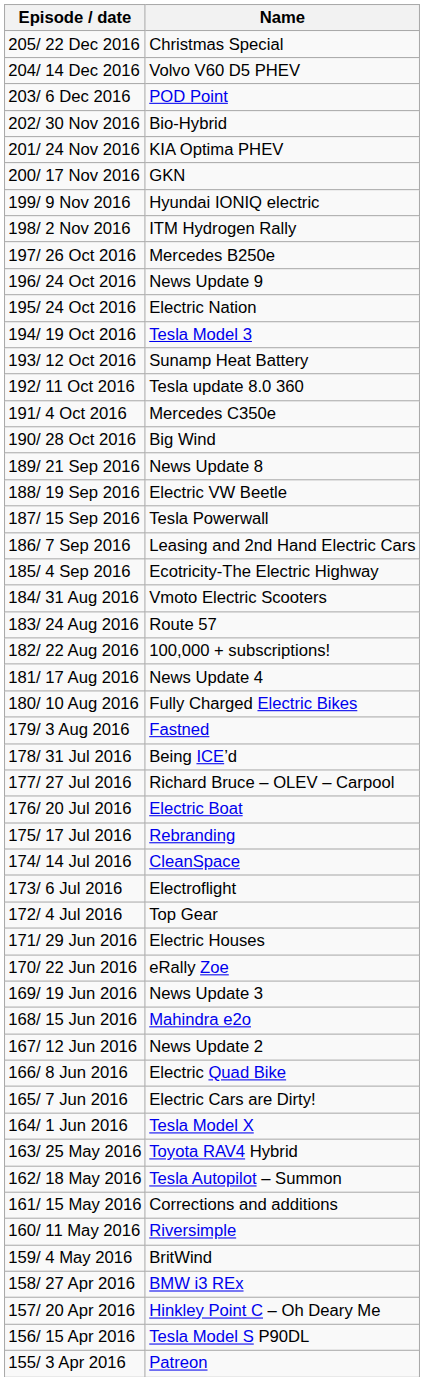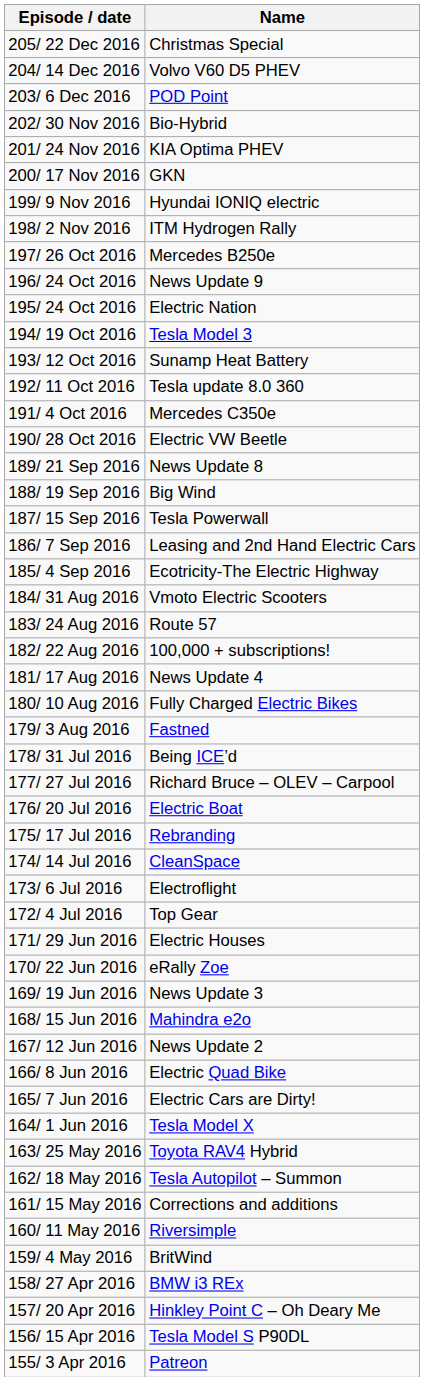(183, 439) Big Wind -> (218, 439) Electric VW Beetle
(218, 492) Electric VW Beetle -> (183, 492) Big Wind
